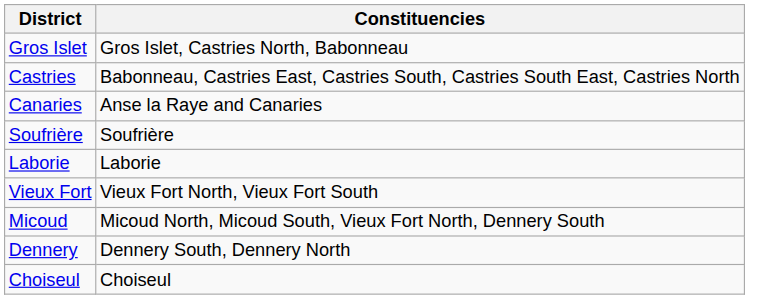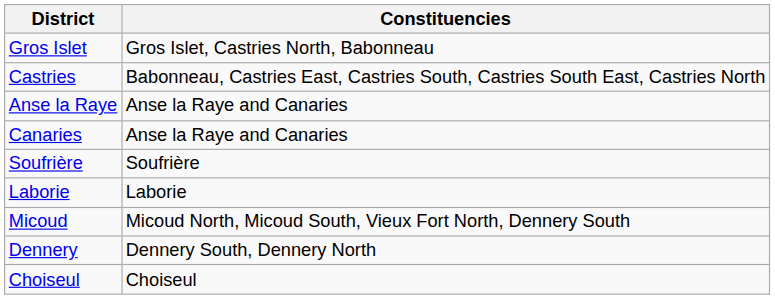+ row: (63, 105)
- row: (50, 192)
